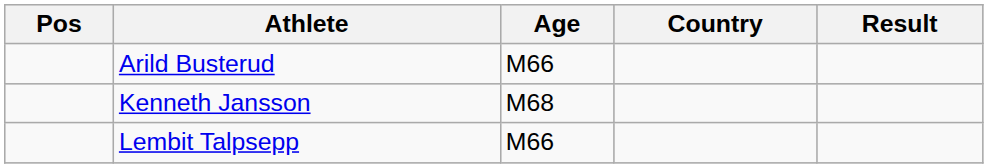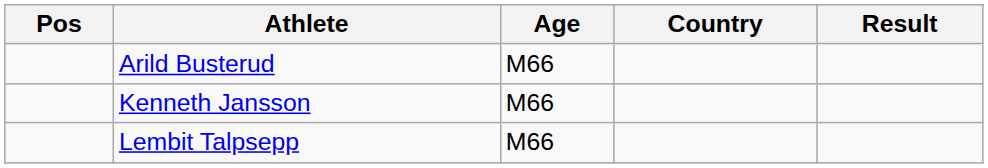(530, 102) M68 -> (530, 102) M66
